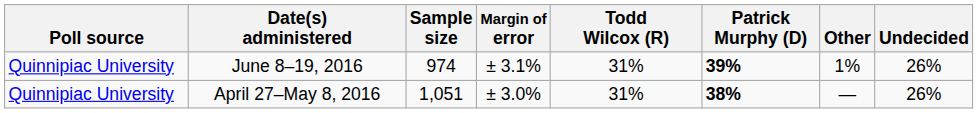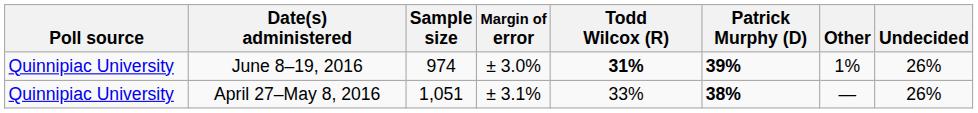(514, 66) ± 3.1% -> (514, 66) ± 3.0%
(626, 66) normal -> (626, 66) bold
(514, 94) ± 3.0% -> (514, 94) ± 3.1%
(626, 94) 31% -> (626, 94) 33%
